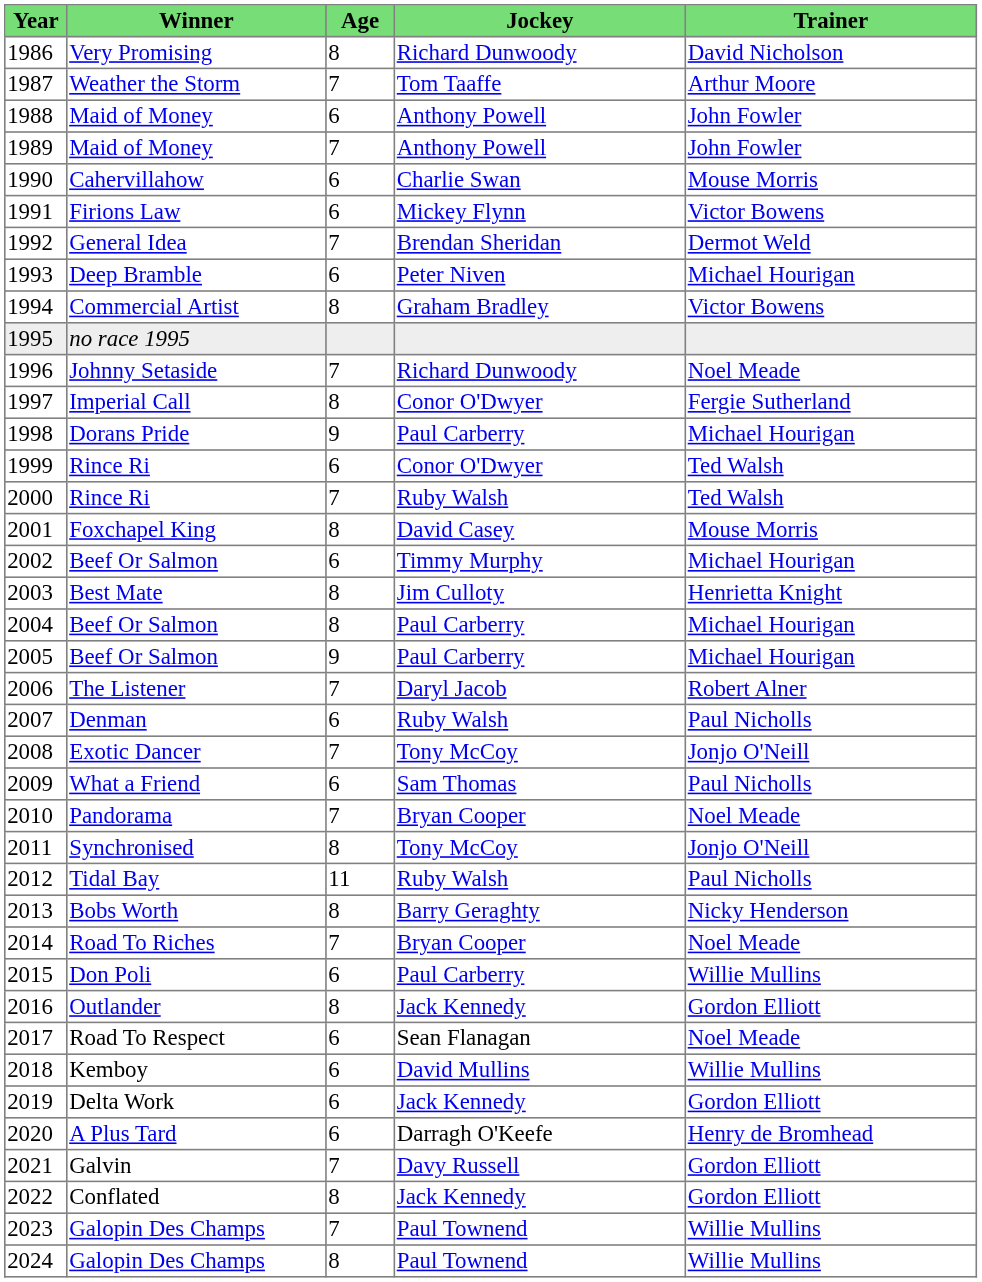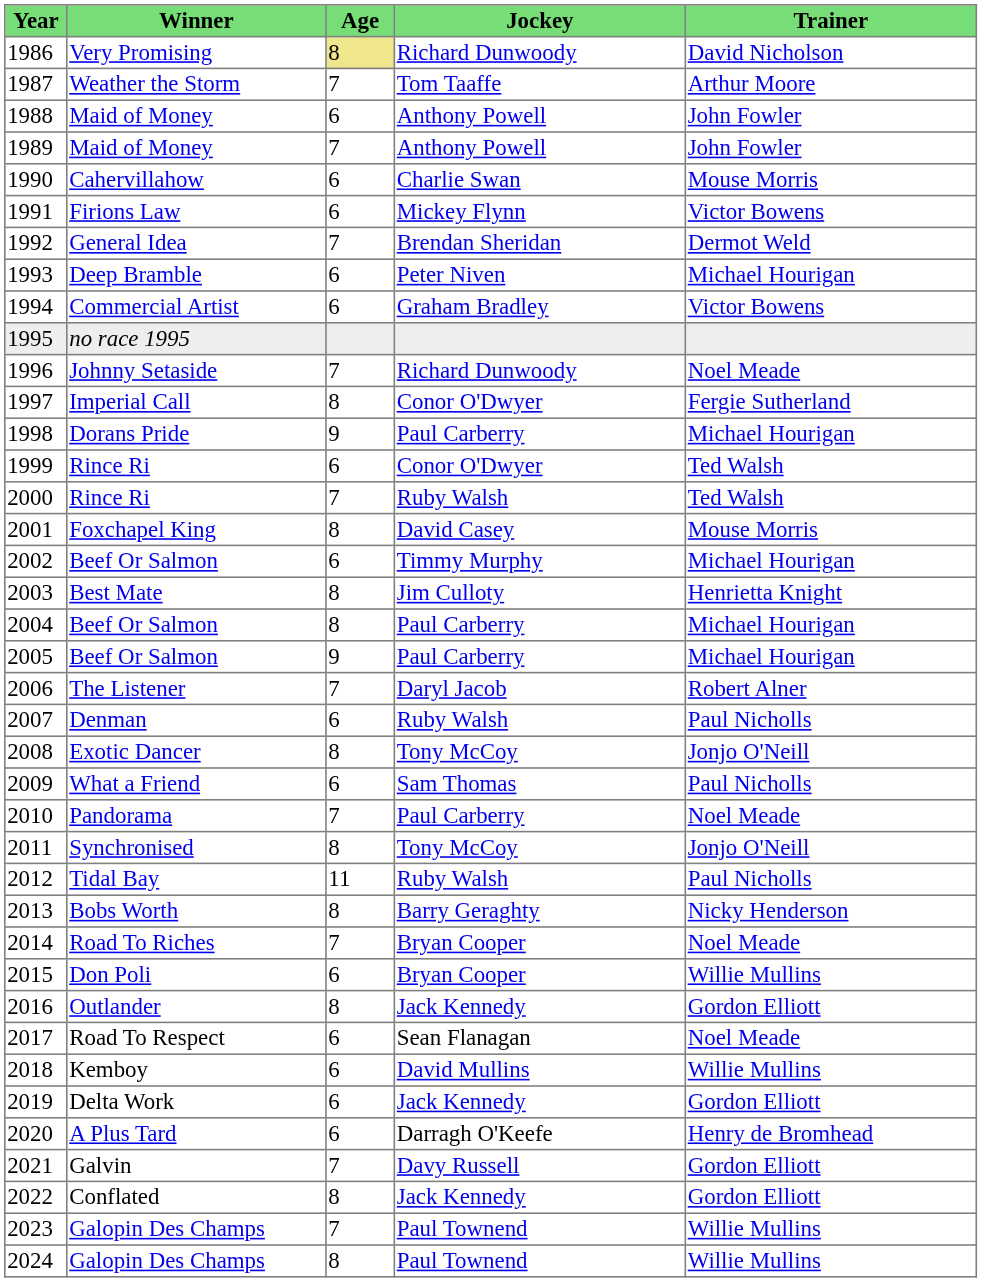(334, 52) no background -> (334, 52) khaki background
(334, 306) 8 -> (334, 306) 6
(334, 751) 7 -> (334, 751) 8
(461, 815) Bryan Cooper -> (461, 815) Paul Carberry
(461, 974) Paul Carberry -> (461, 974) Bryan Cooper
